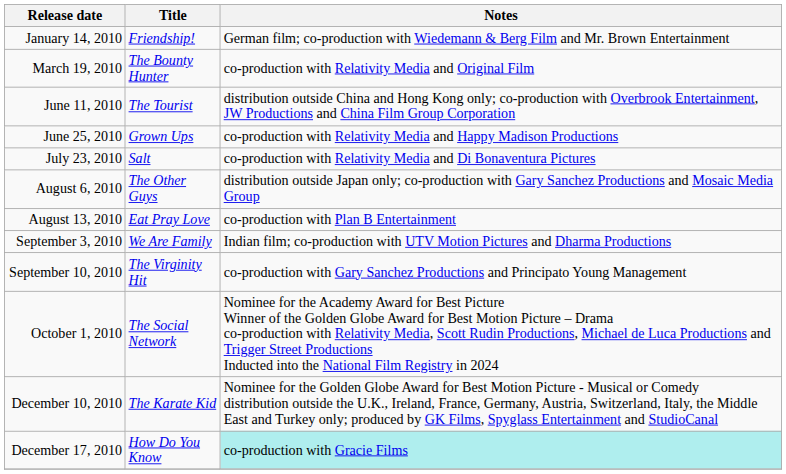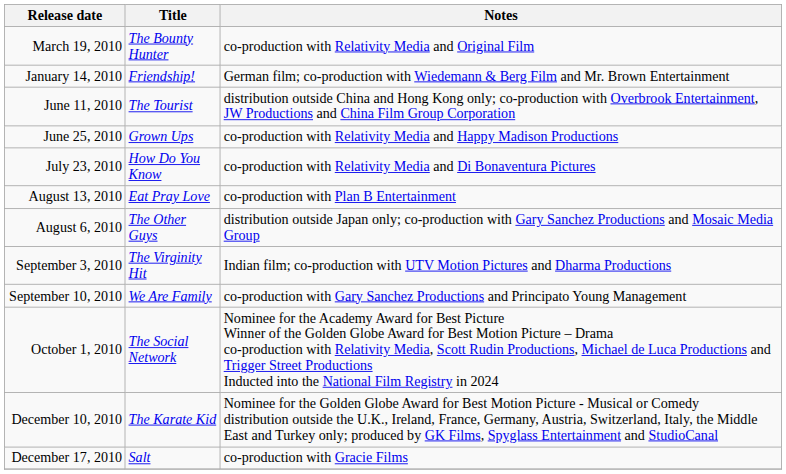rows swapped: (74, 37) <-> (77, 68)
(140, 158) Salt -> (164, 166) How Do You Know
rows swapped: (79, 189) <-> (75, 219)
(170, 241) We Are Family -> (165, 265) The Virginity Hit
(165, 272) The Virginity Hit -> (170, 295) We Are Family
(164, 449) How Do You Know -> (140, 457) Salt
(316, 449) paleturquoise background -> (316, 457) no background
